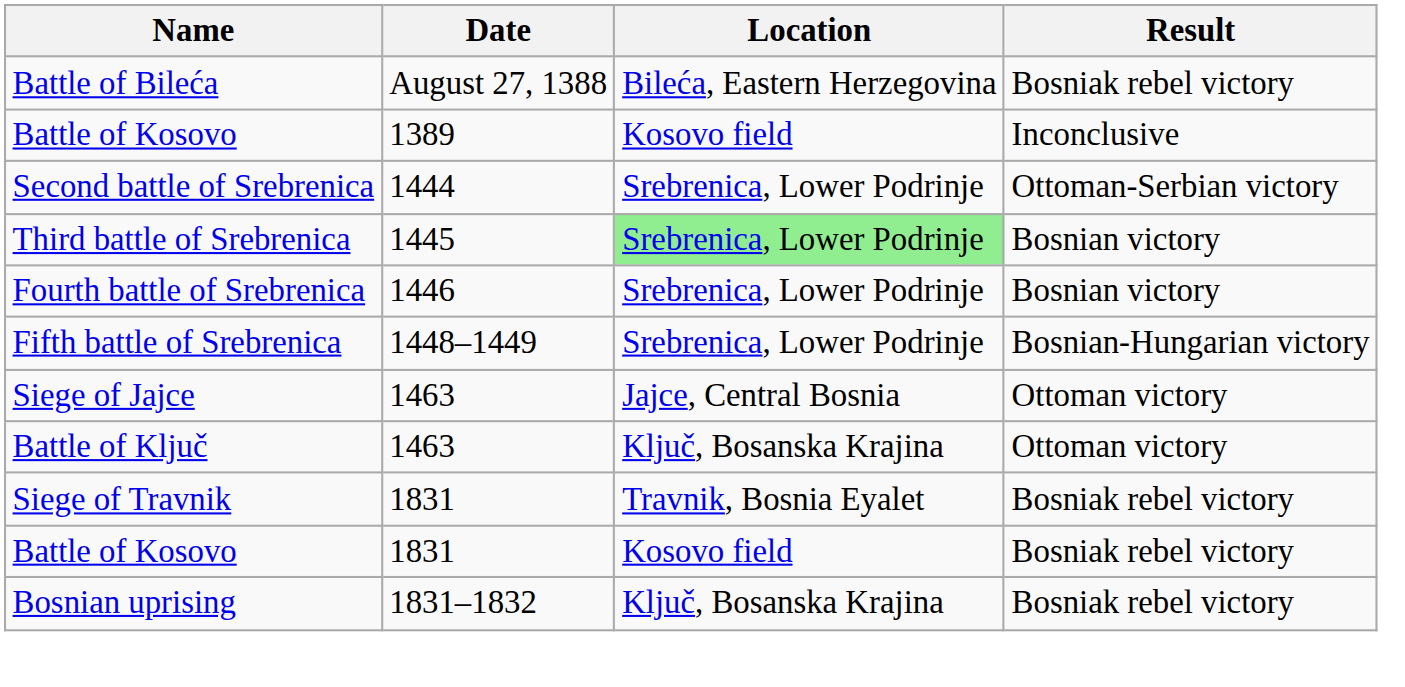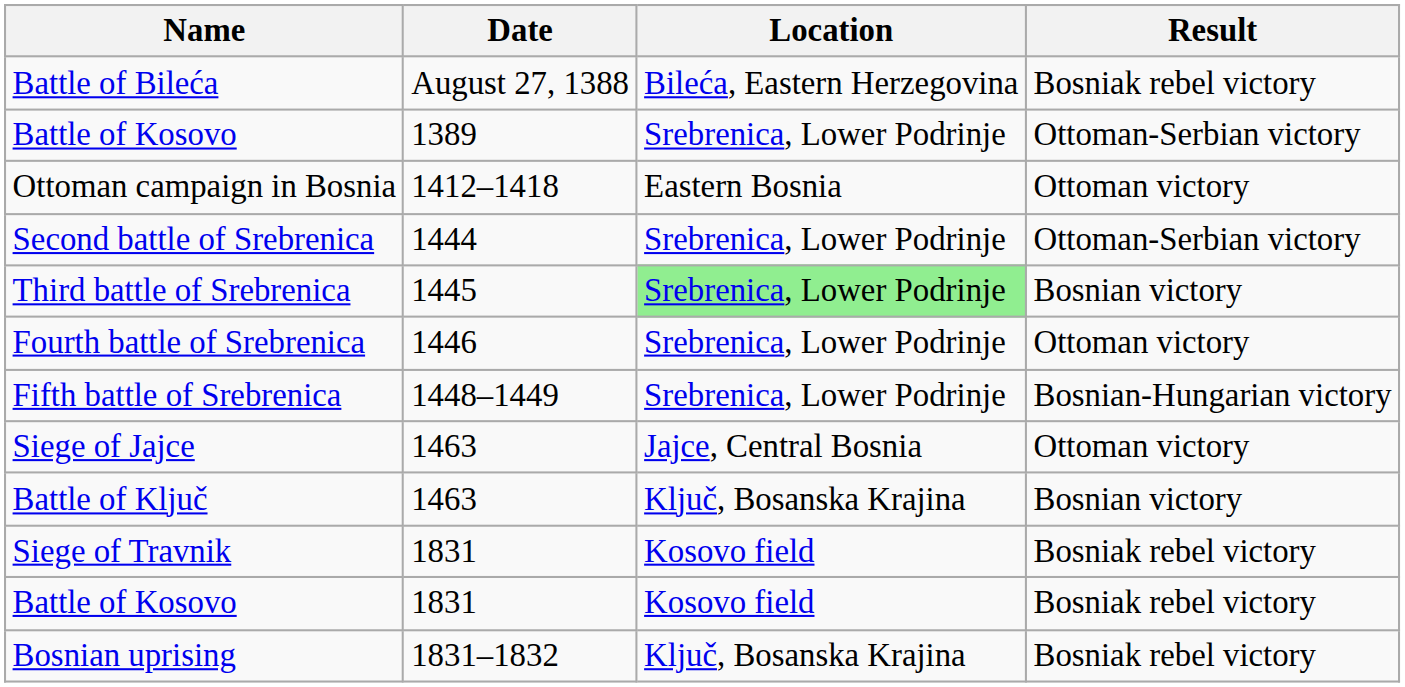(707, 134) Kosovo field -> (825, 134) Srebrenica, Lower Podrinje
(1095, 134) Inconclusive -> (1197, 134) Ottoman-Serbian victory
+ row: (204, 186)
(1116, 290) Bosnian victory -> (1141, 342) Ottoman victory
(1120, 446) Ottoman victory -> (1138, 498) Bosnian victory
(773, 498) Travnik, Bosnia Eyalet -> (729, 550) Kosovo field
